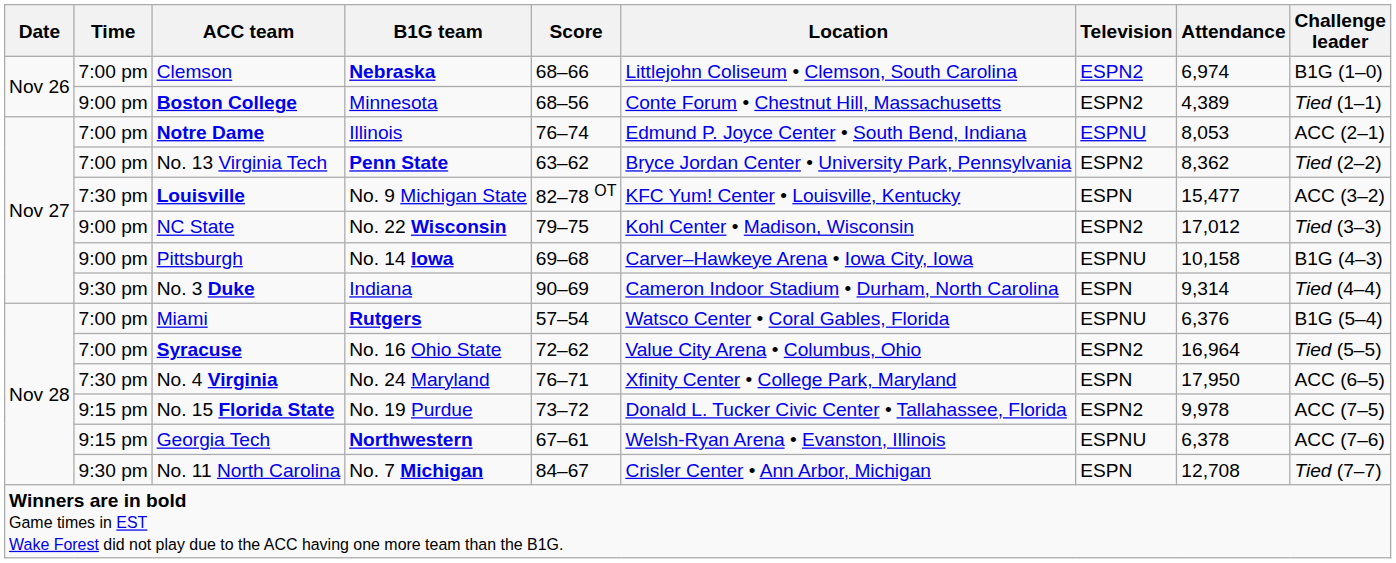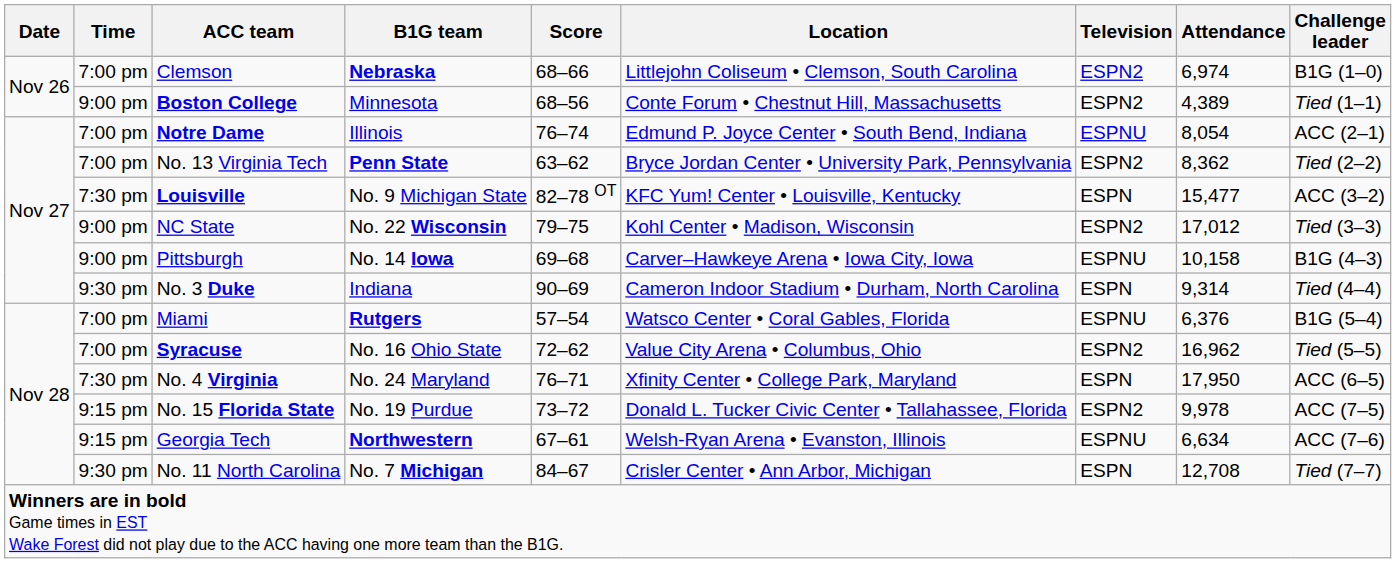(1205, 132) 8,053 -> (1205, 132) 8,054
(1211, 348) 16,964 -> (1211, 348) 16,962
(1205, 439) 6,378 -> (1205, 439) 6,634
